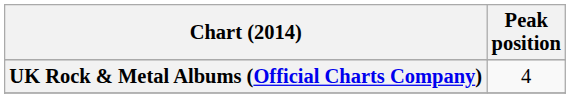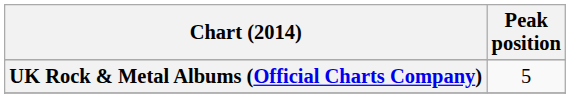(526, 76) 4 -> (526, 76) 5
